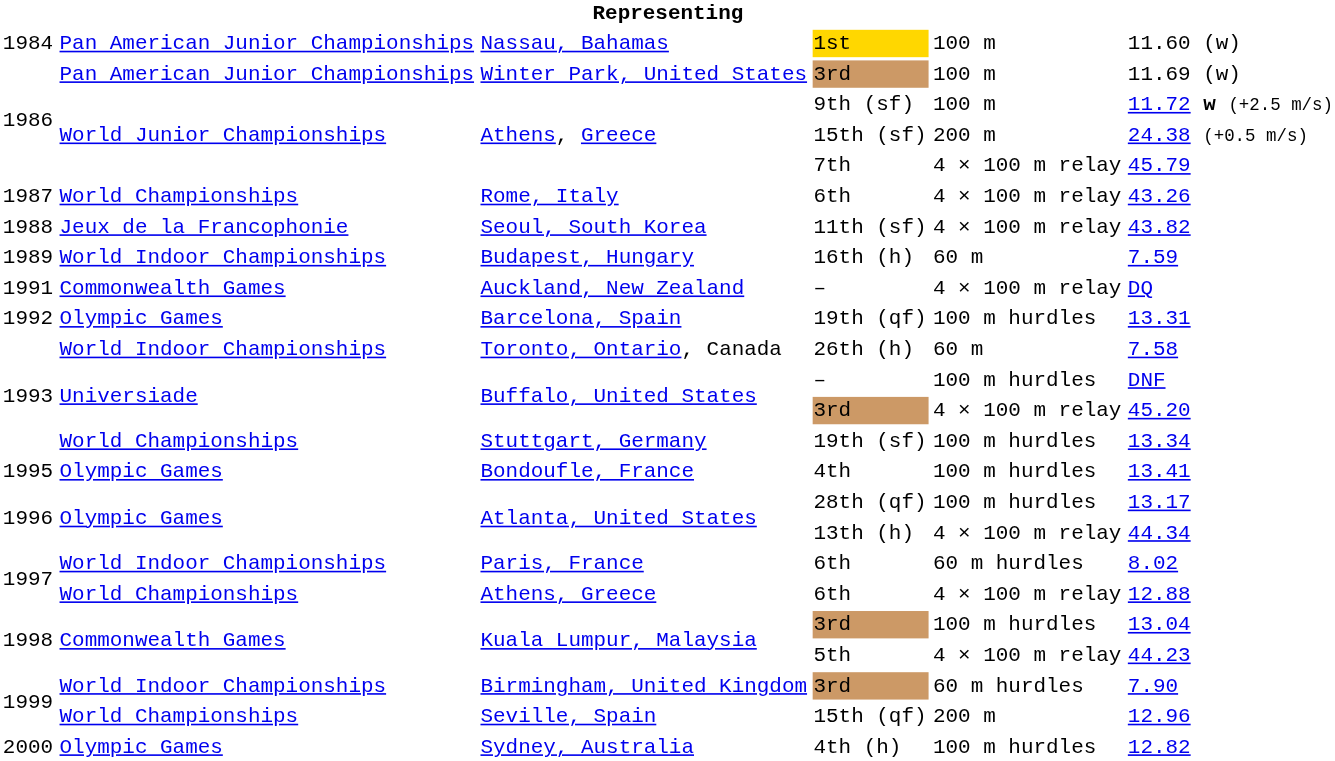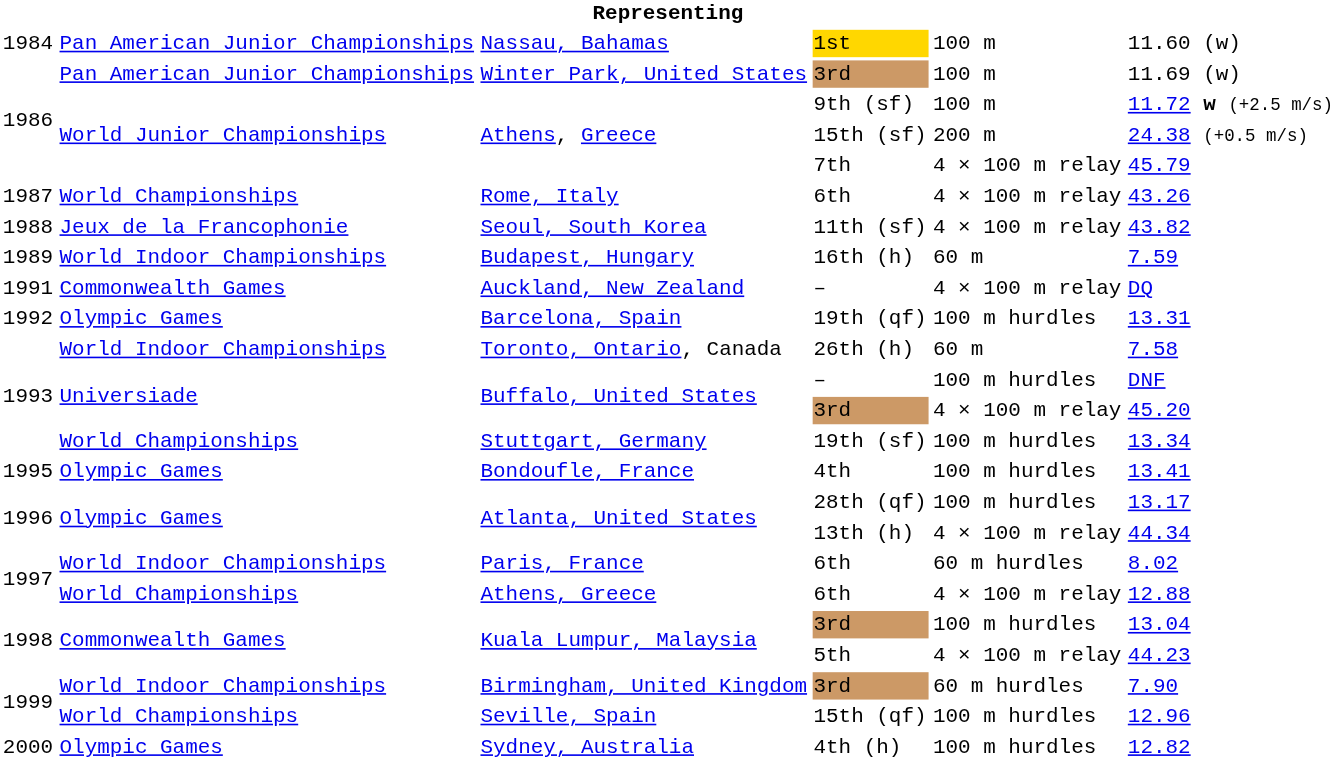(964, 716) 200 m -> (1015, 716) 100 m hurdles
